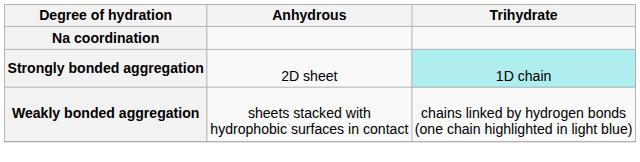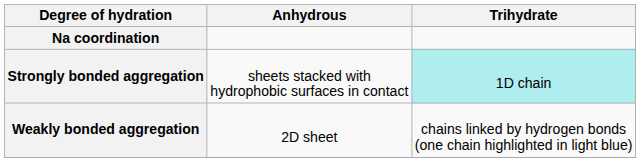(309, 76) 2D sheet -> (309, 84) sheets stacked with hydrophobic surfaces in contact
(309, 122) sheets stacked with hydrophobic surfaces in contact -> (309, 138) 2D sheet
